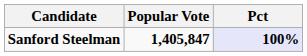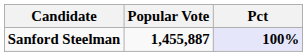(180, 39) 1,405,847 -> (180, 39) 1,455,887
